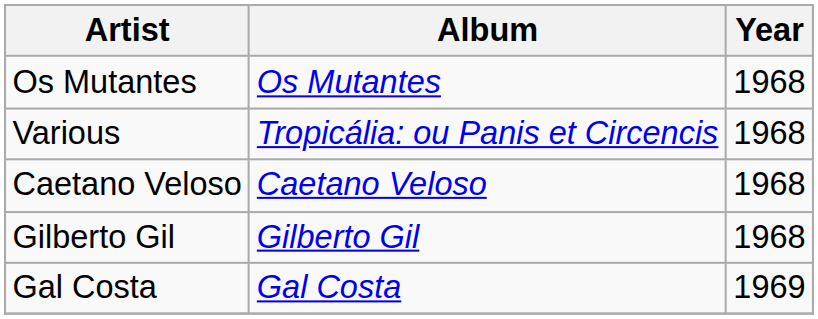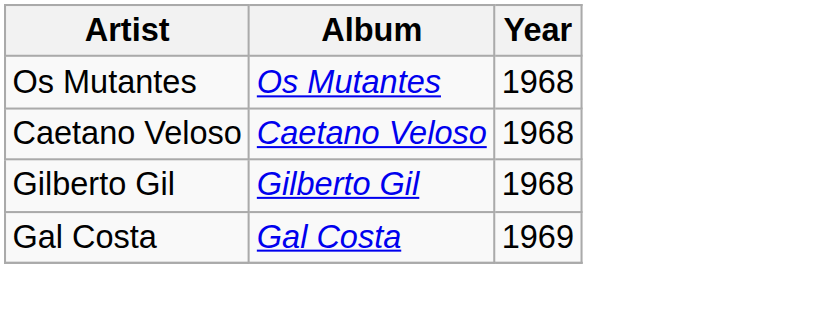- row: (66, 133)
